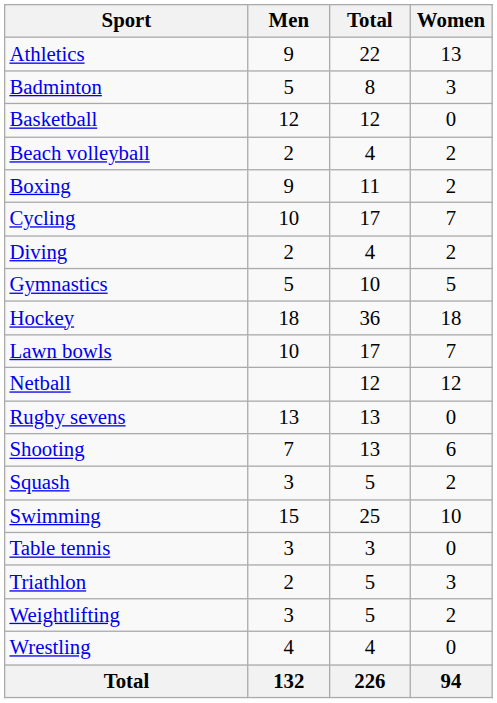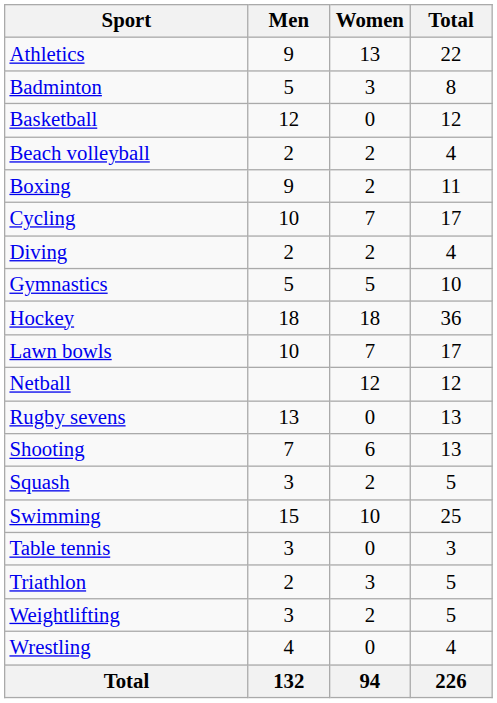columns swapped: (451, 20) <-> (370, 20)
